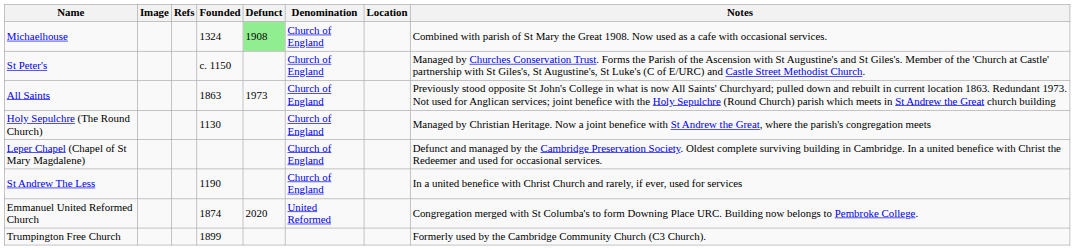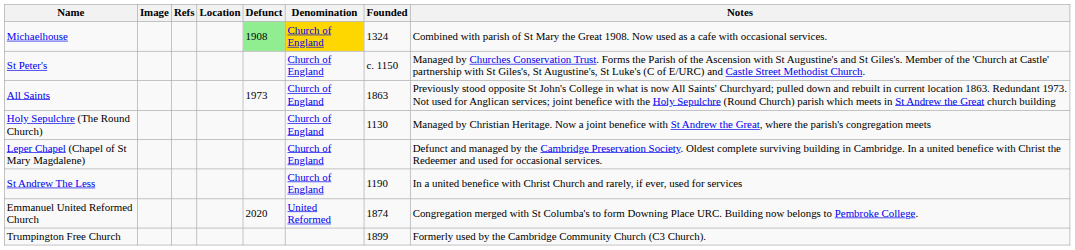columns swapped: (220, 13) <-> (387, 13)
(309, 36) no background -> (309, 36) gold background
